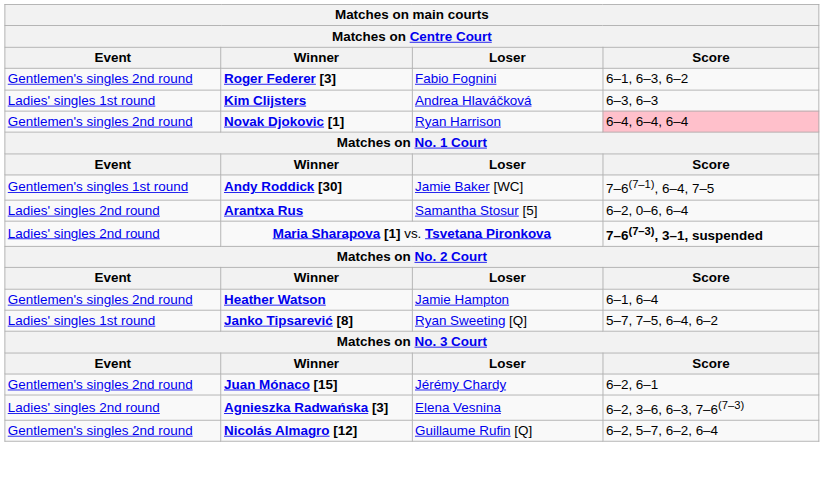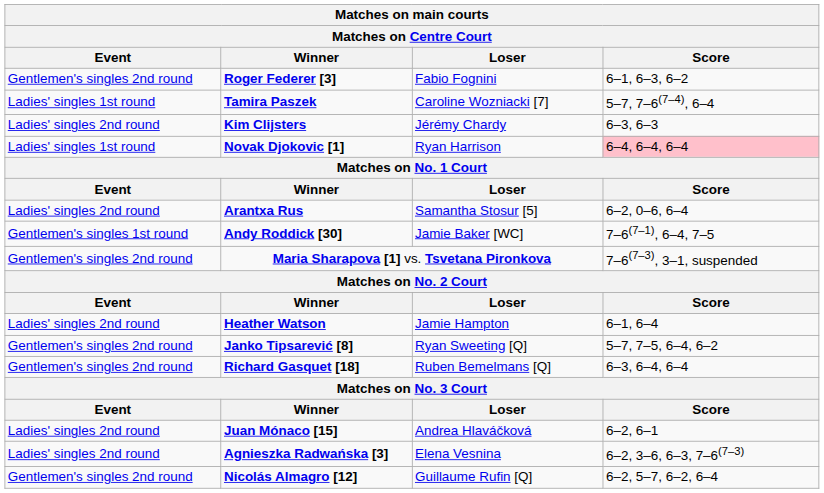+ row: (270, 102)
(82, 100) Ladies' singles 1st round -> (84, 125) Ladies' singles 2nd round
(473, 100) Andrea Hlaváčková -> (461, 125) Jérémy Chardy
(100, 121) Gentlemen's singles 2nd round -> (82, 146) Ladies' singles 1st round
rows swapped: (264, 210) <-> (283, 187)
(84, 233) Ladies' singles 2nd round -> (100, 258) Gentlemen's singles 2nd round
(684, 233) bold -> (682, 258) normal
(100, 299) Gentlemen's singles 2nd round -> (84, 324) Ladies' singles 2nd round
(82, 320) Ladies' singles 1st round -> (100, 345) Gentlemen's singles 2nd round
+ row: (292, 367)
(100, 384) Gentlemen's singles 2nd round -> (84, 431) Ladies' singles 2nd round
(461, 384) Jérémy Chardy -> (473, 431) Andrea Hlaváčková
